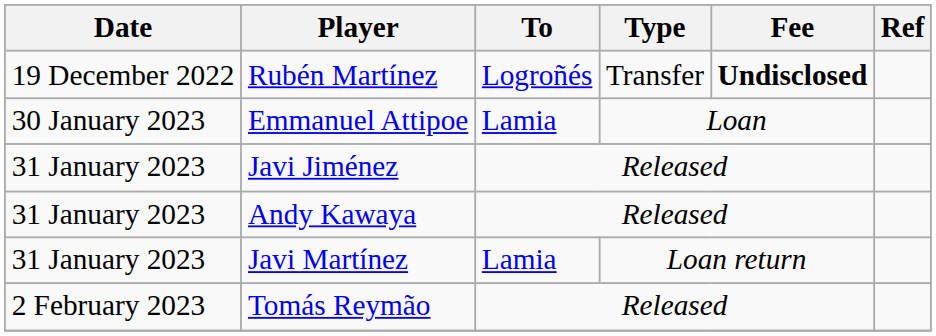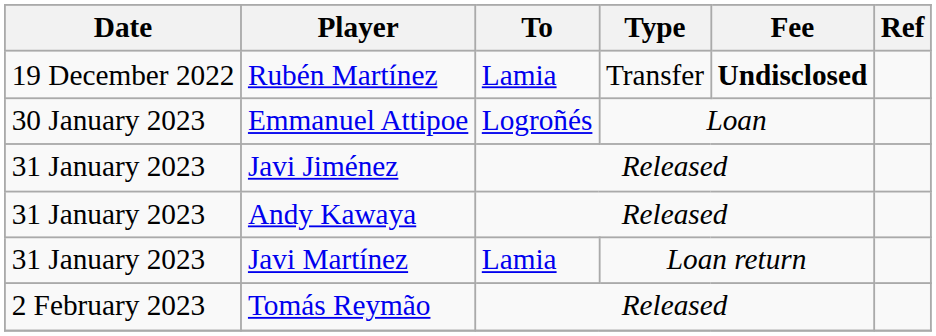(537, 74) Logroñés -> (519, 74) Lamia
(519, 120) Lamia -> (537, 120) Logroñés
